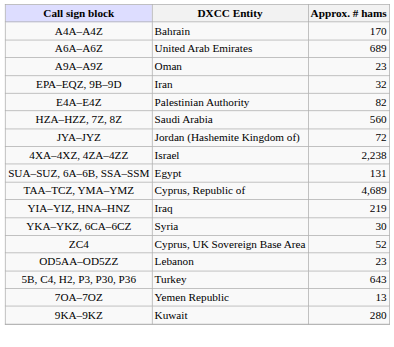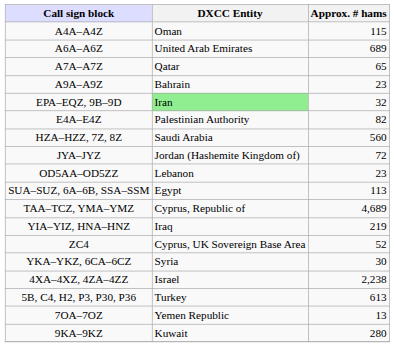(172, 31) Bahrain -> (168, 31) Oman
(378, 31) 170 -> (378, 31) 115
+ row: (79, 66)
(168, 66) Oman -> (172, 84) Bahrain
(164, 84) no background -> (164, 102) lightgreen background
rows swapped: (79, 262) <-> (79, 155)
(378, 173) 131 -> (378, 191) 113
rows swapped: (79, 226) <-> (79, 244)
(378, 279) 643 -> (378, 297) 613
